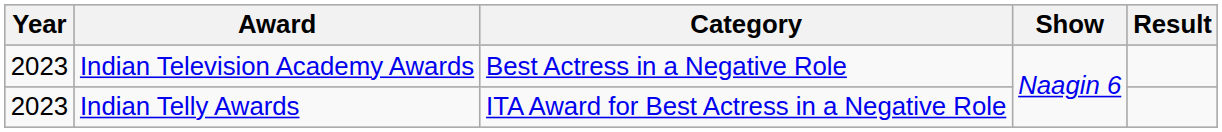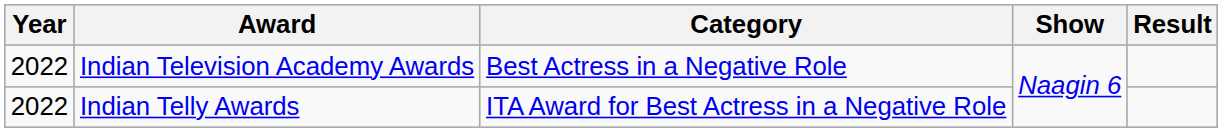(39, 65) 2023 -> (39, 65) 2022
(39, 106) 2023 -> (39, 106) 2022
